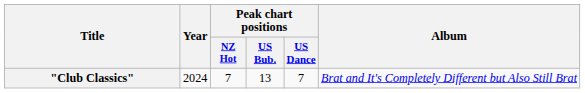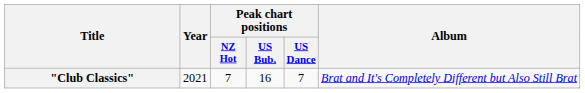(195, 78) 2024 -> (195, 78) 2021
(265, 78) 13 -> (265, 78) 16
